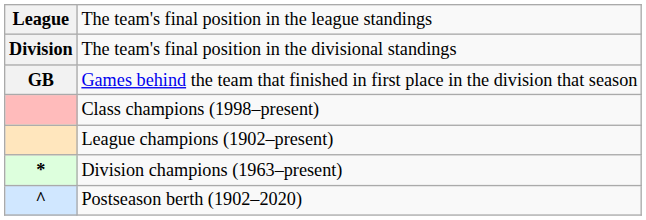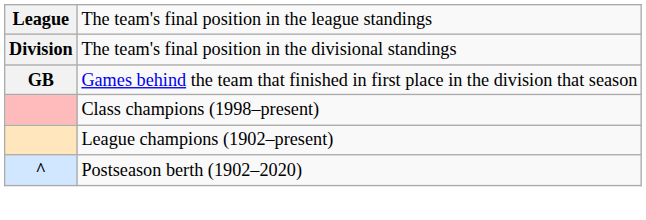- row: (212, 169)
